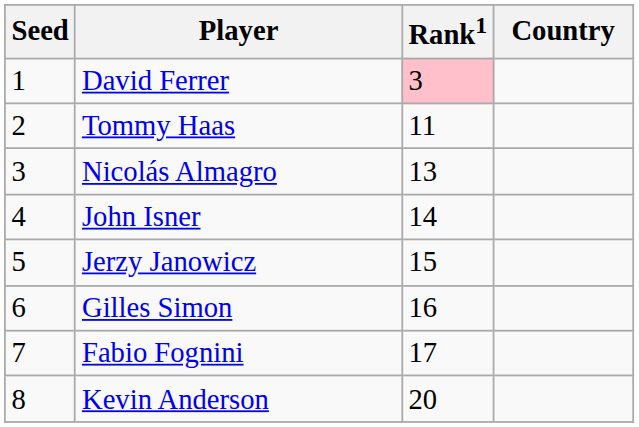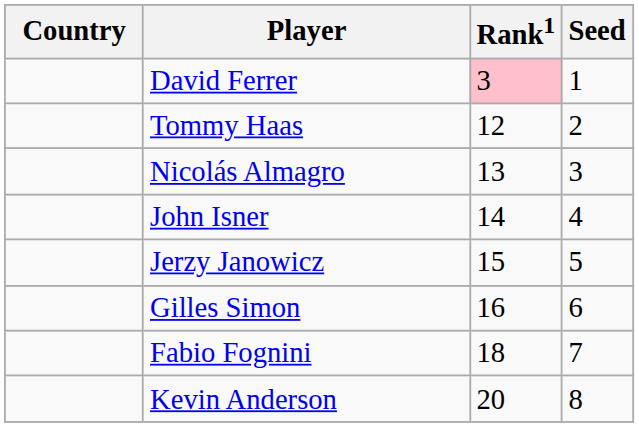columns swapped: (563, 31) <-> (40, 31)
(422, 125) 11 -> (491, 125) 12
(423, 352) 17 -> (491, 352) 18
